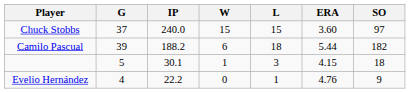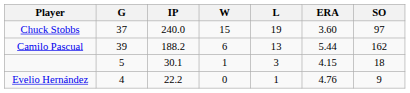(276, 29) 15 -> (276, 29) 19
(276, 46) 18 -> (276, 46) 13
(379, 46) 182 -> (379, 46) 162
